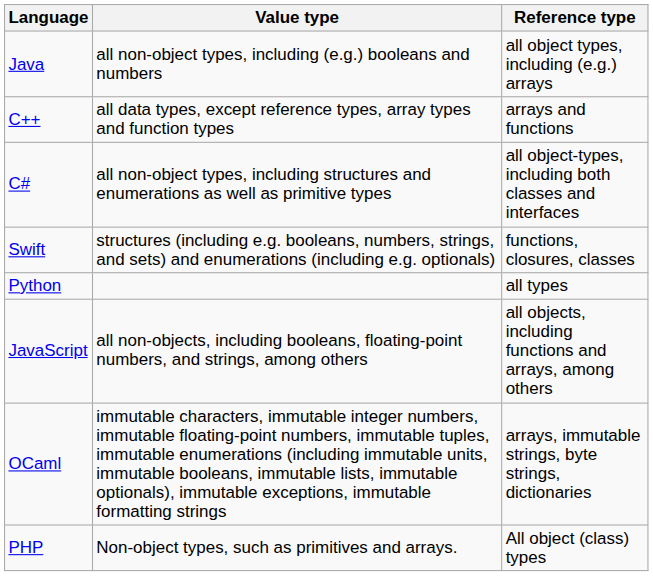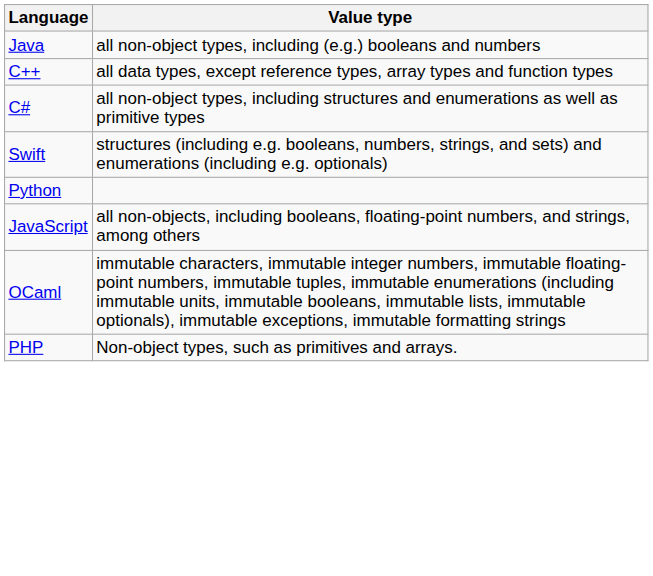- column: (575, 17)
